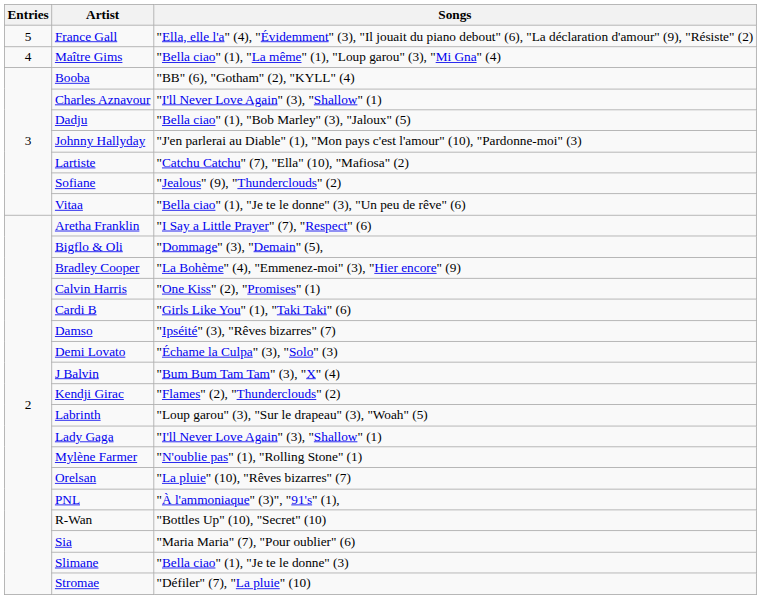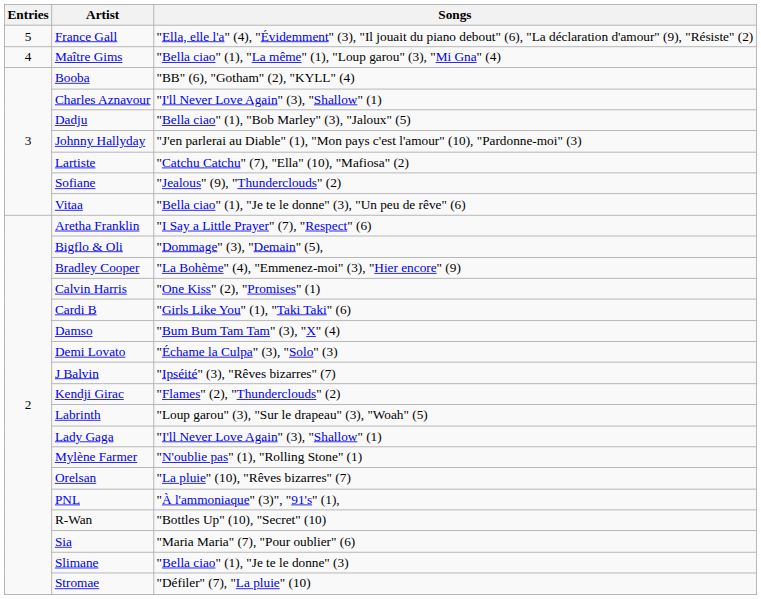(246, 330) "Ipséité" (3), "Rêves bizarres" (7) -> (248, 330) "Bum Bum Tam Tam" (3), "X" (4)
(248, 373) "Bum Bum Tam Tam" (3), "X" (4) -> (246, 373) "Ipséité" (3), "Rêves bizarres" (7)
